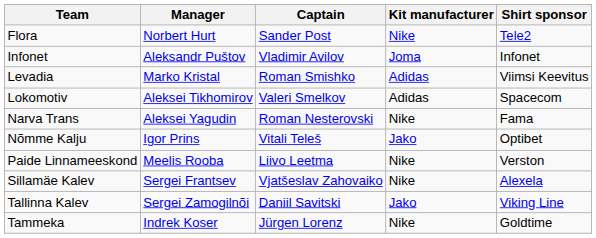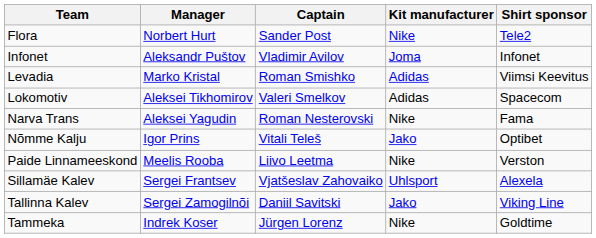(402, 181) Nike -> (413, 181) Uhlsport
